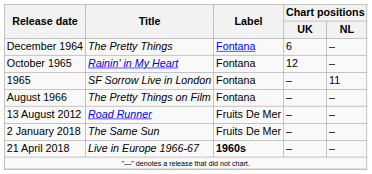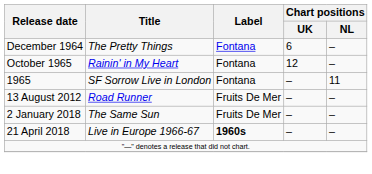- row: (37, 98)
